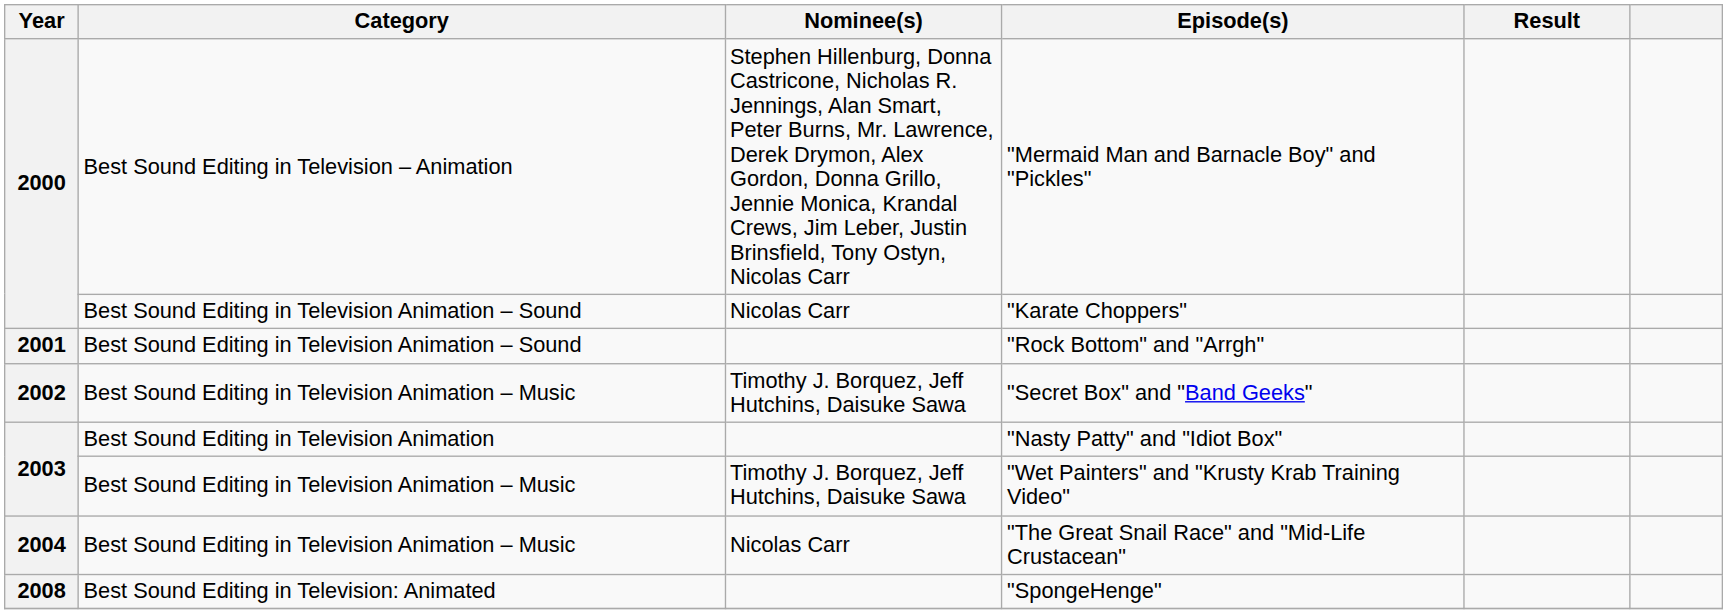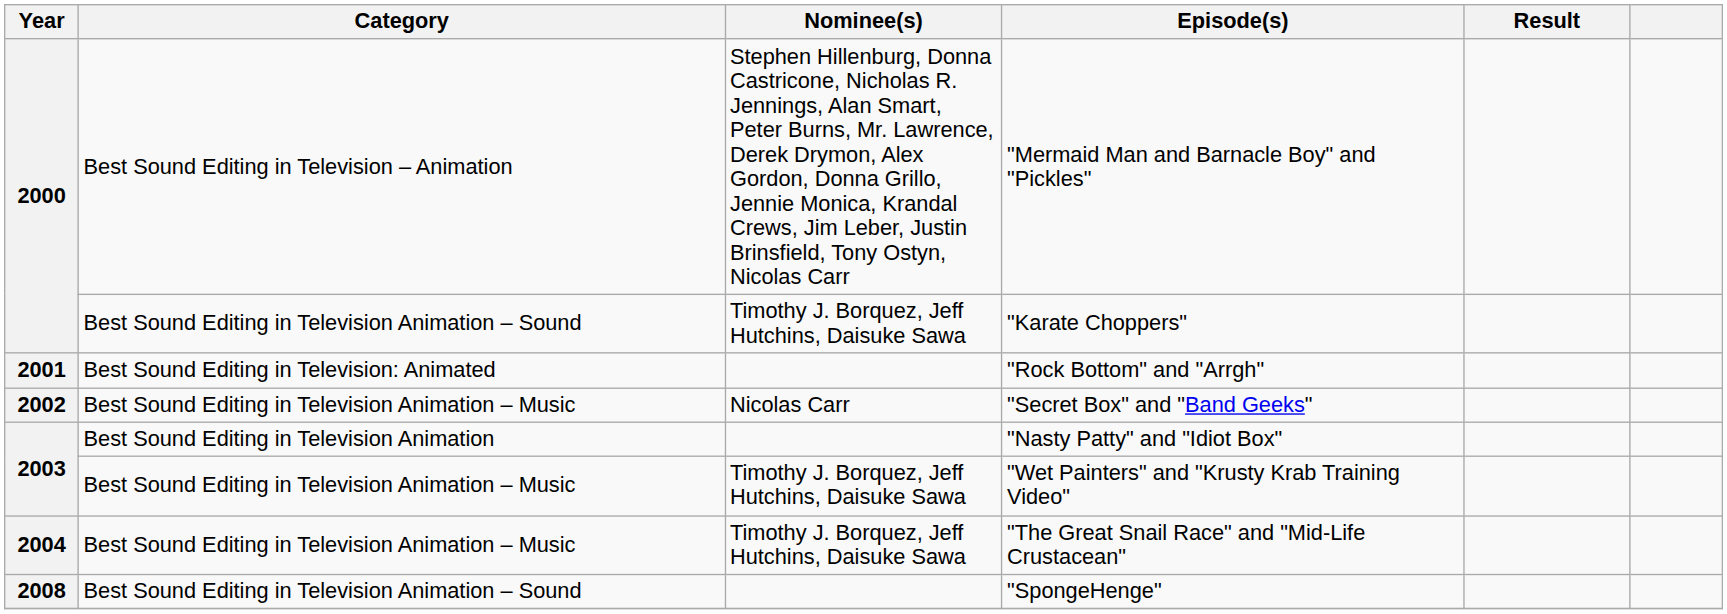(790, 311) Nicolas Carr -> (848, 323) Timothy J. Borquez, Jeff Hutchins, Daisuke Sawa
(333, 345) Best Sound Editing in Television Animation – Sound -> (290, 370) Best Sound Editing in Television: Animated
(848, 392) Timothy J. Borquez, Jeff Hutchins, Daisuke Sawa -> (790, 404) Nicolas Carr
(790, 544) Nicolas Carr -> (848, 544) Timothy J. Borquez, Jeff Hutchins, Daisuke Sawa
(290, 591) Best Sound Editing in Television: Animated -> (333, 591) Best Sound Editing in Television Animation – Sound
